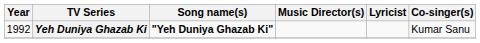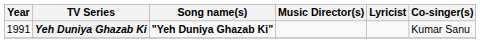(19, 29) 1992 -> (19, 29) 1991
